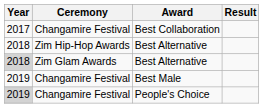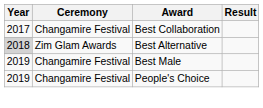- row: (82, 45)
(18, 95) lightgrey background -> (18, 78) no background
